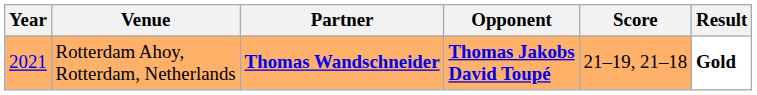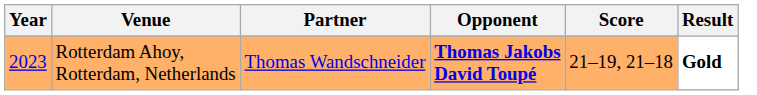(28, 62) 2021 -> (28, 62) 2023
(342, 62) bold -> (335, 62) normal
